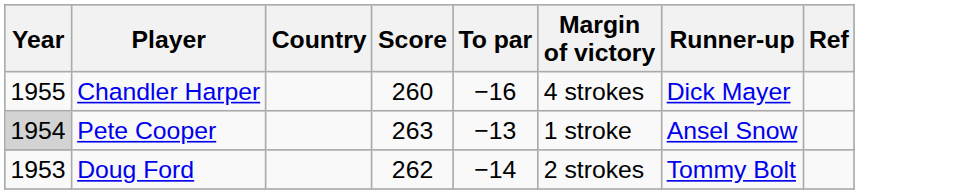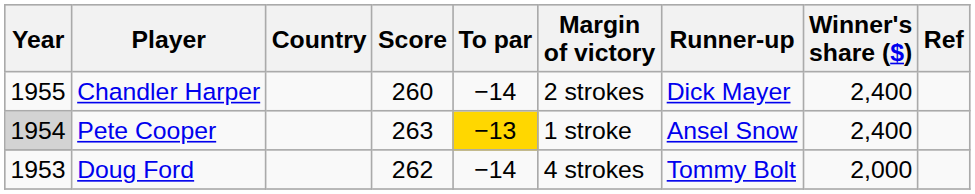+ column: (861, 38)
(495, 92) −16 -> (495, 92) −14
(594, 92) 4 strokes -> (594, 92) 2 strokes
(495, 131) no background -> (495, 131) gold background
(594, 170) 2 strokes -> (594, 170) 4 strokes
